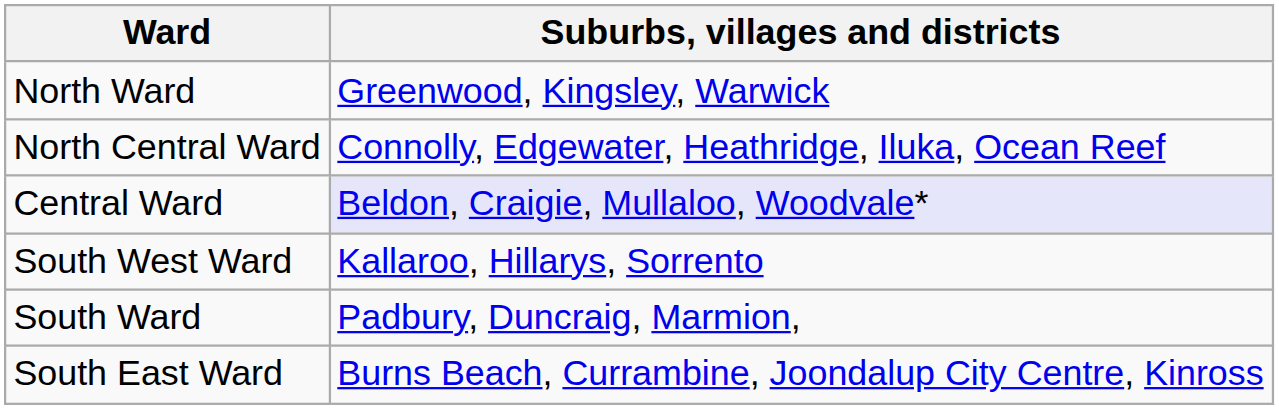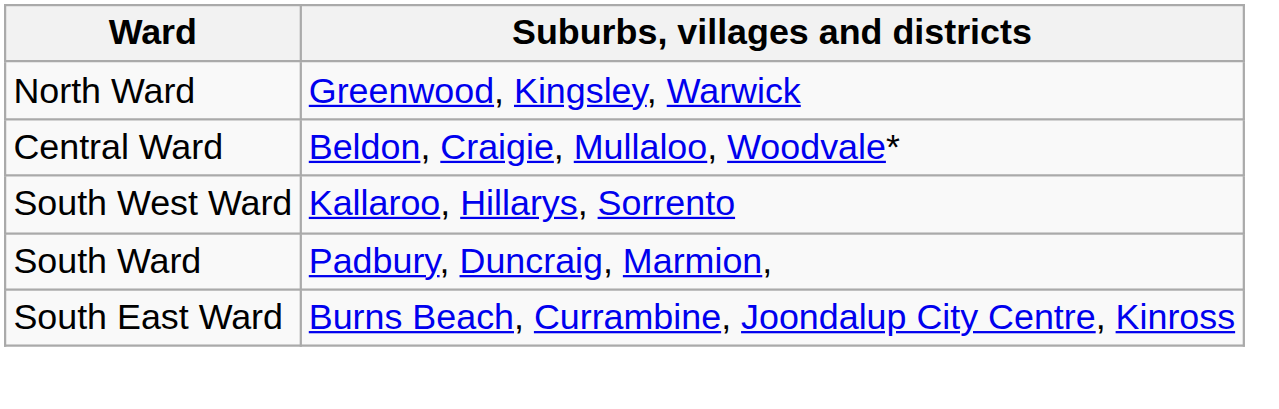- row: (167, 146)
(633, 203) lavender background -> (604, 146) no background
